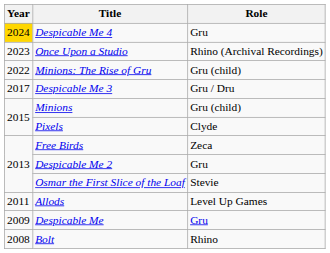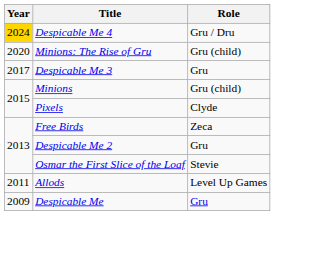(199, 33) Gru -> (212, 33) Gru / Dru
- row: (81, 51)
(18, 70) 2022 -> (18, 51) 2020
(212, 89) Gru / Dru -> (199, 70) Gru
- row: (45, 239)
